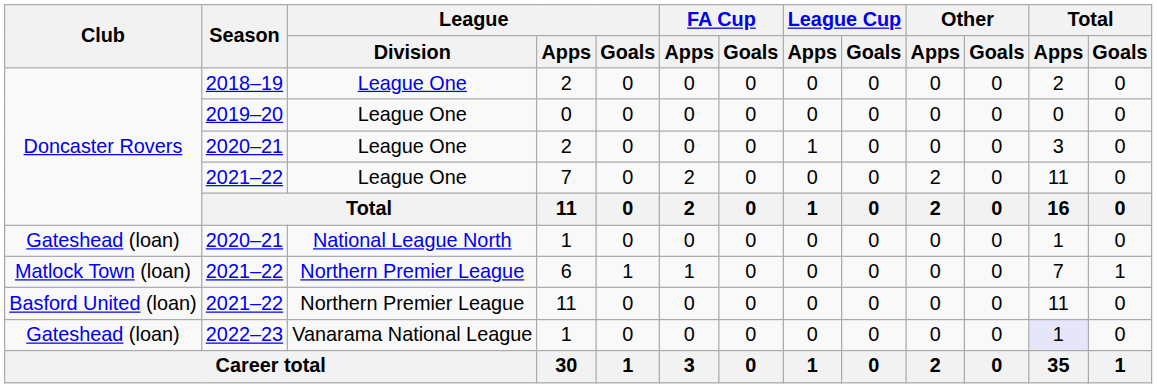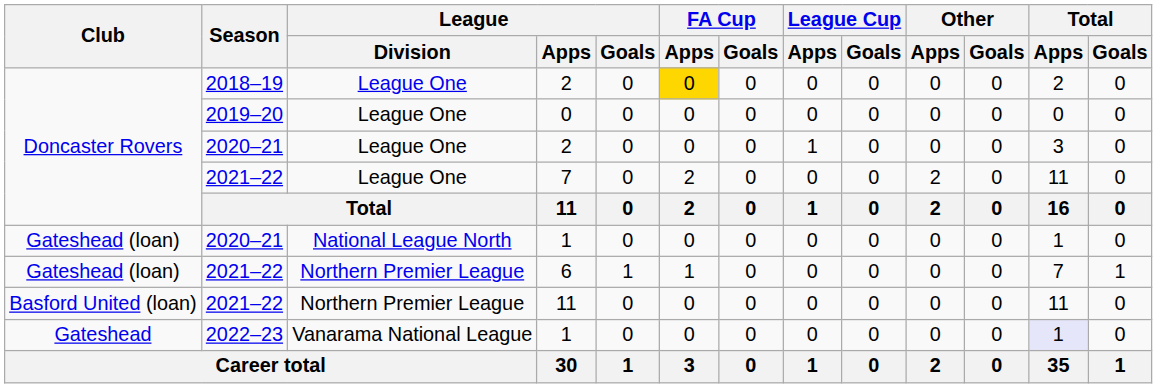(689, 83) no background -> (689, 83) gold background
(103, 271) Matlock Town (loan) -> (103, 271) Gateshead (loan)
(103, 334) Gateshead (loan) -> (103, 334) Gateshead
